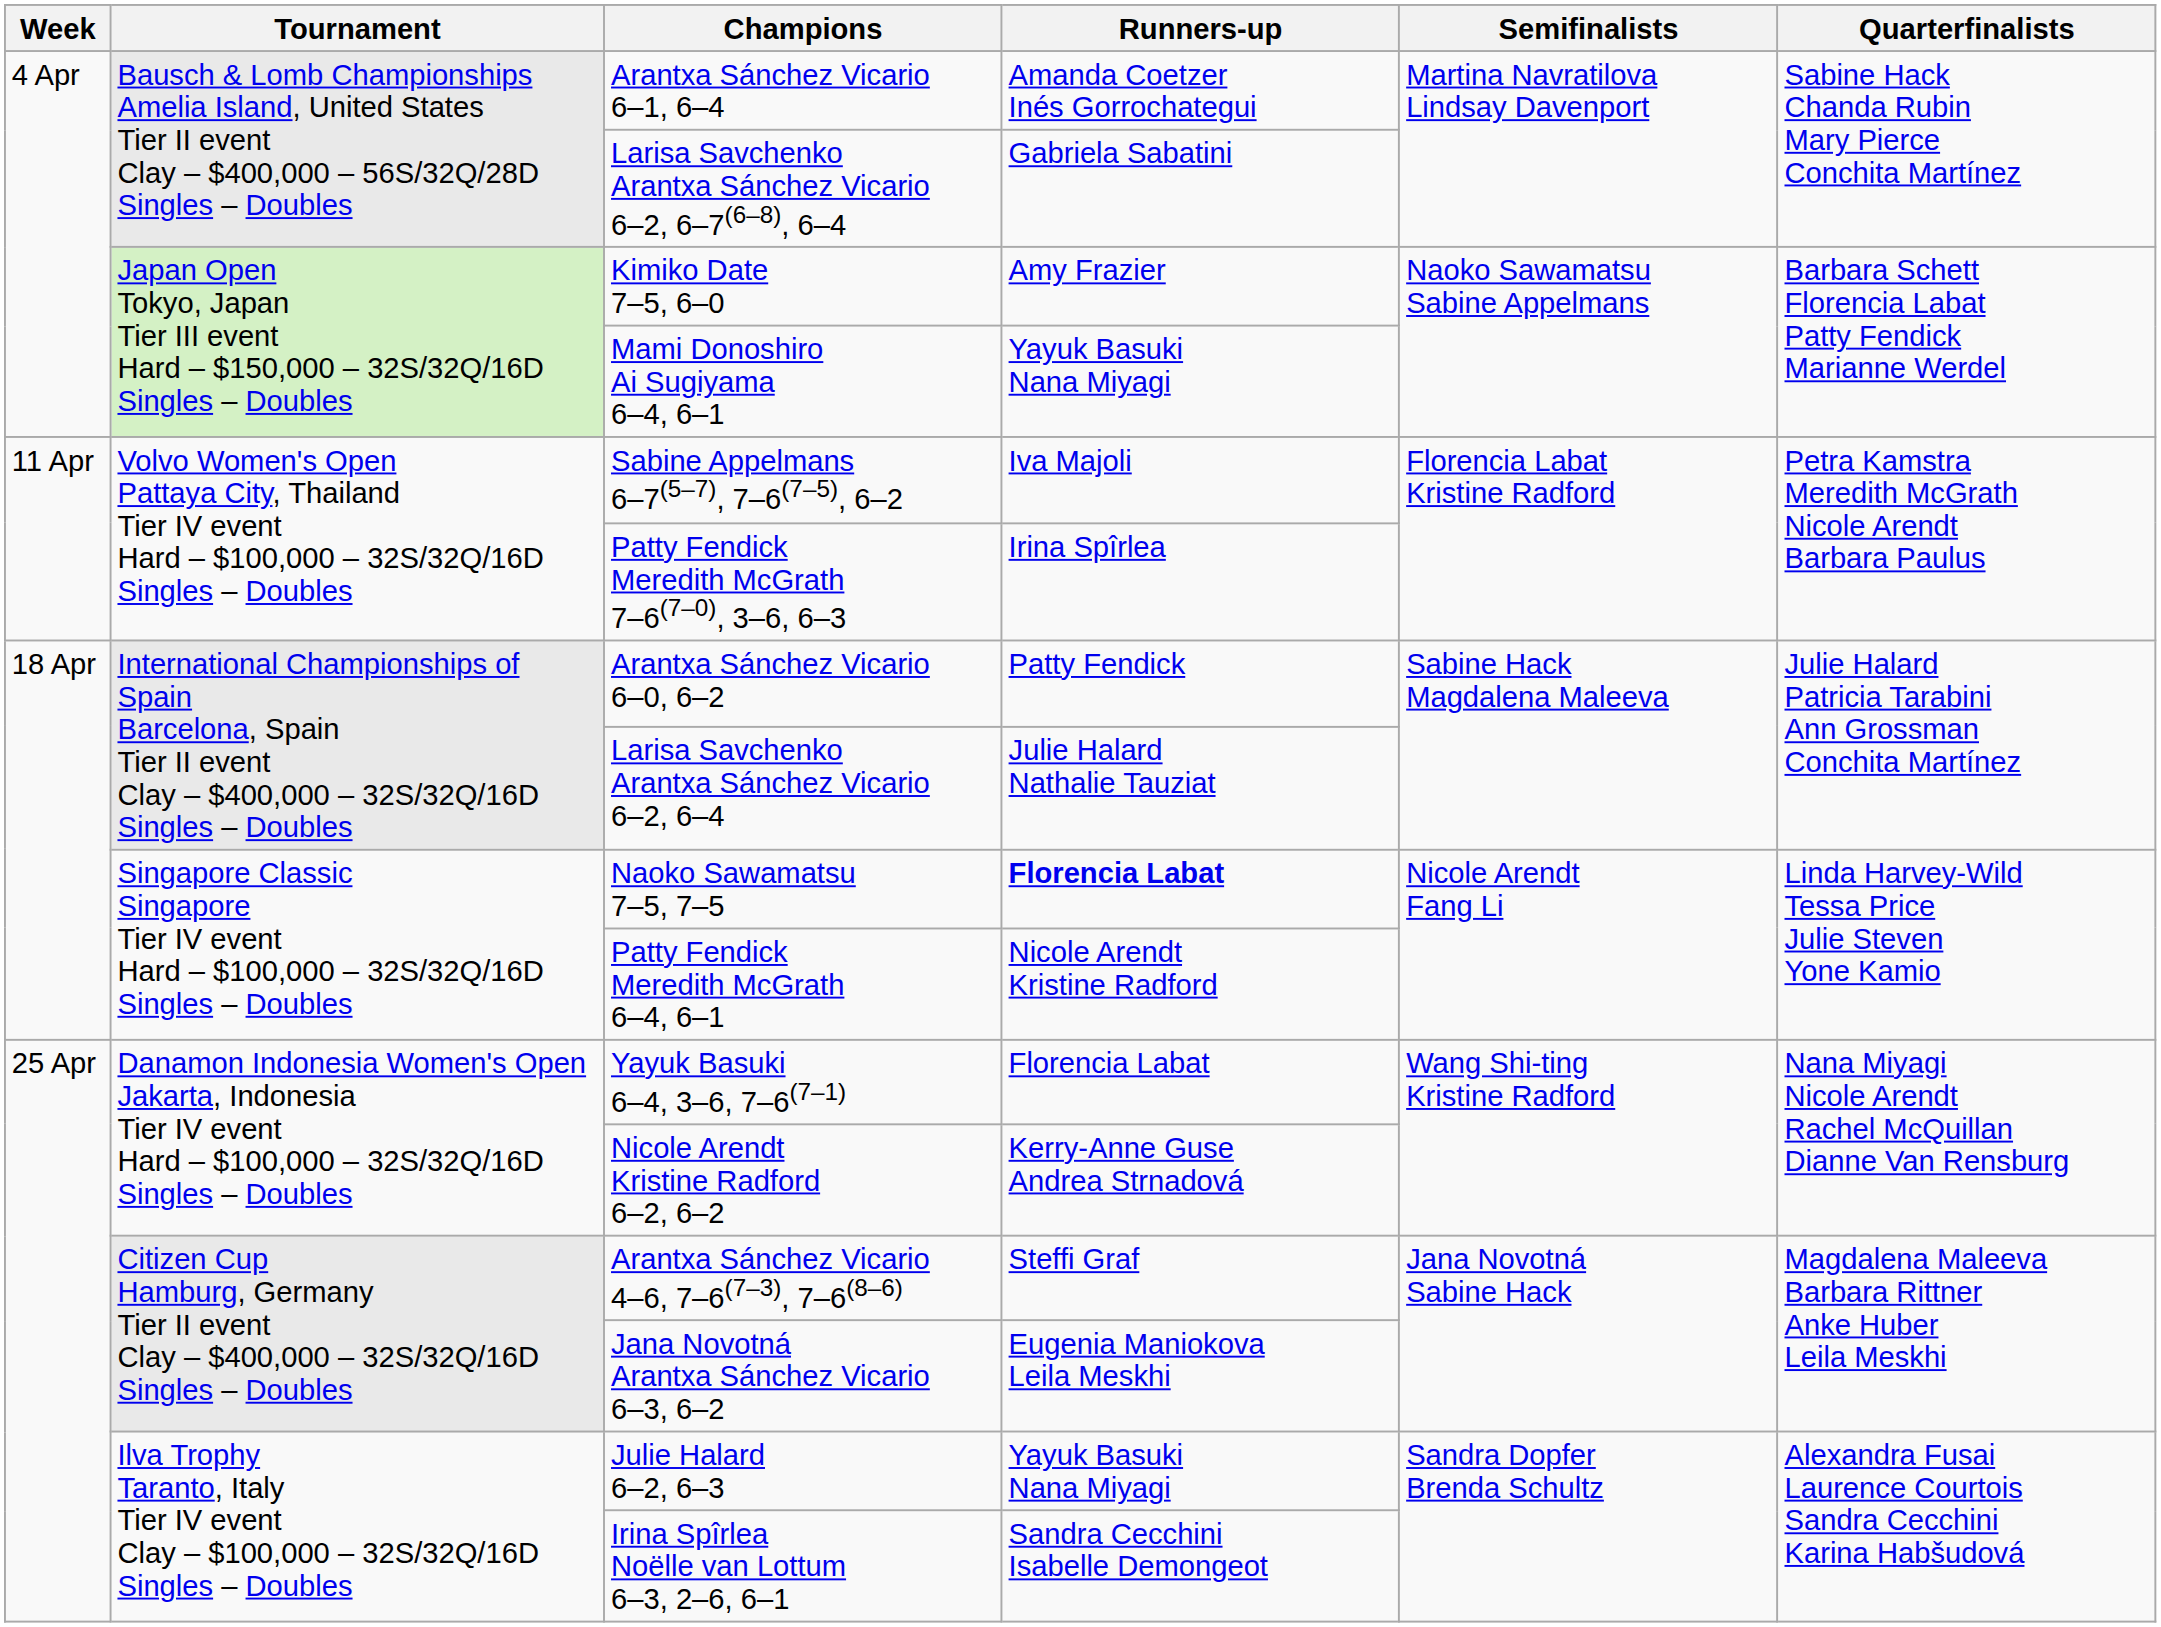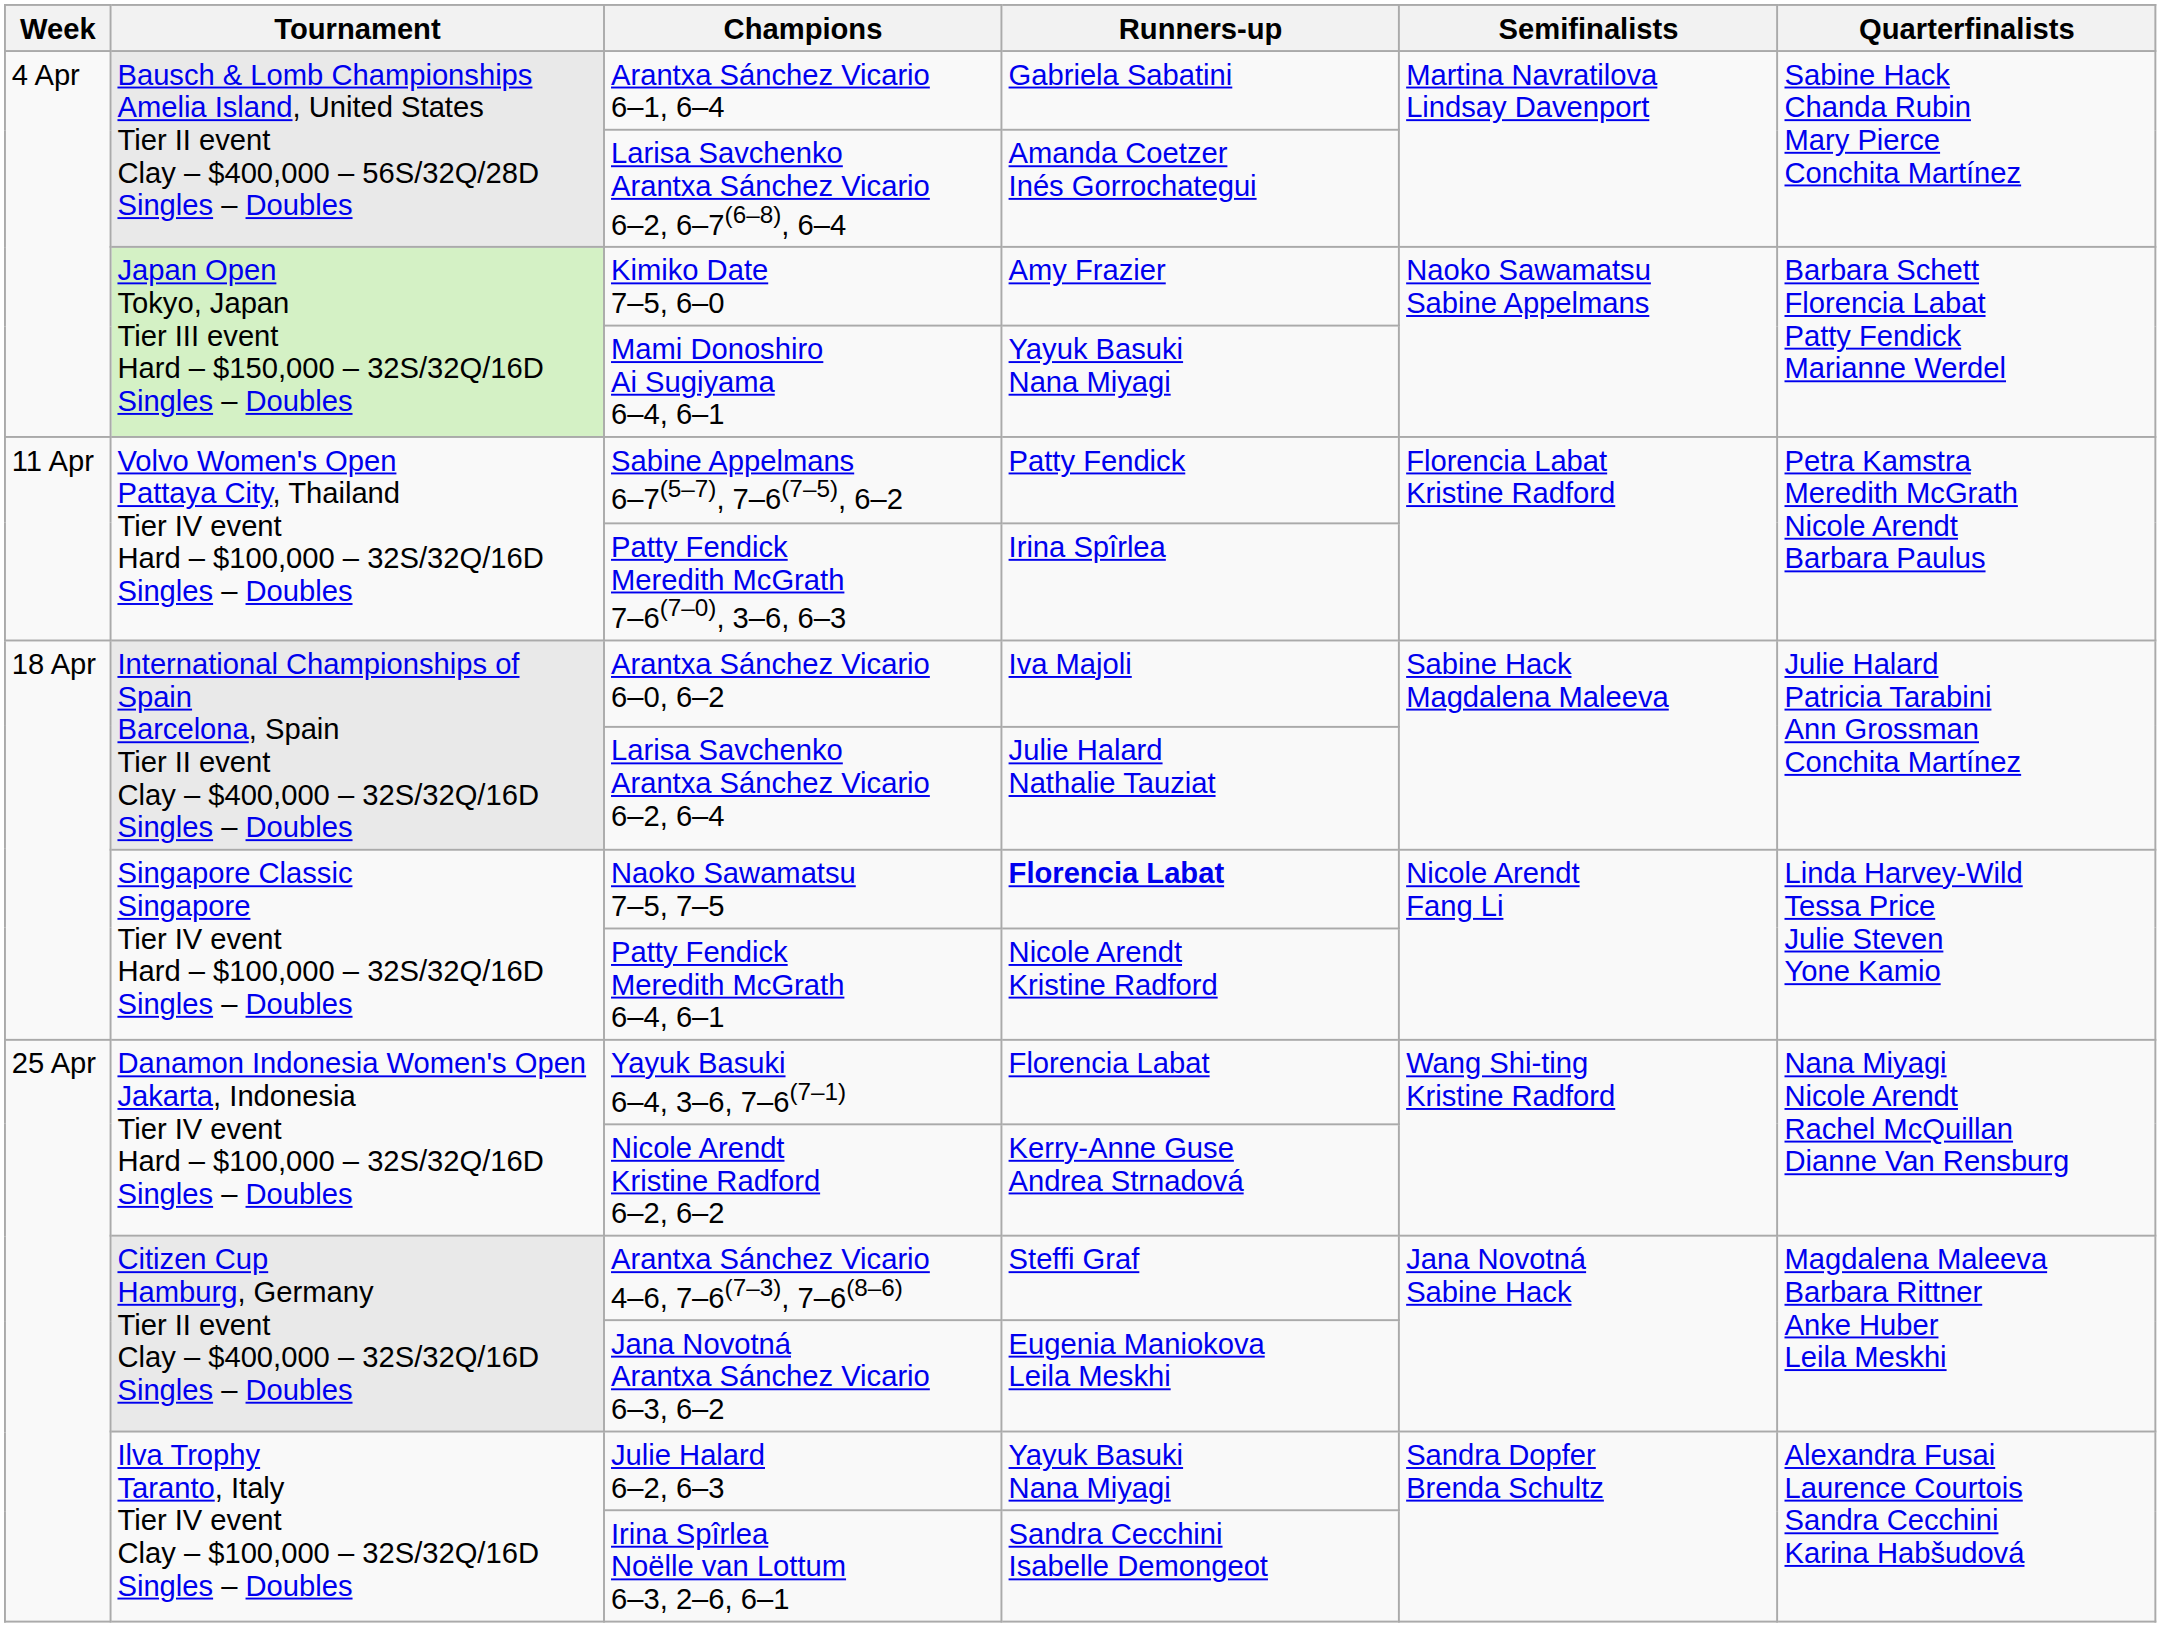(1133, 91) Amanda Coetzer Inés Gorrochategui -> (1120, 74) Gabriela Sabatini
(1120, 153) Gabriela Sabatini -> (1133, 170) Amanda Coetzer Inés Gorrochategui
(1070, 461) Iva Majoli -> (1097, 461) Patty Fendick
(1097, 663) Patty Fendick -> (1070, 663) Iva Majoli
